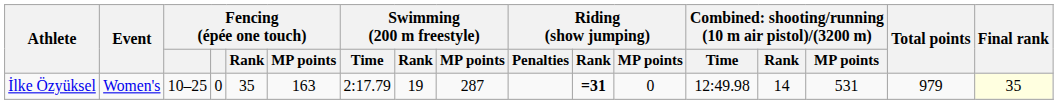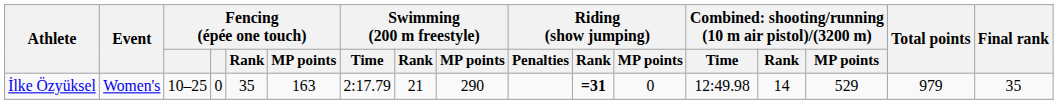(416, 86) 19 -> (416, 86) 21
(472, 86) 287 -> (472, 86) 290
(847, 86) 531 -> (847, 86) 529
(1013, 86) lightyellow background -> (1013, 86) no background
